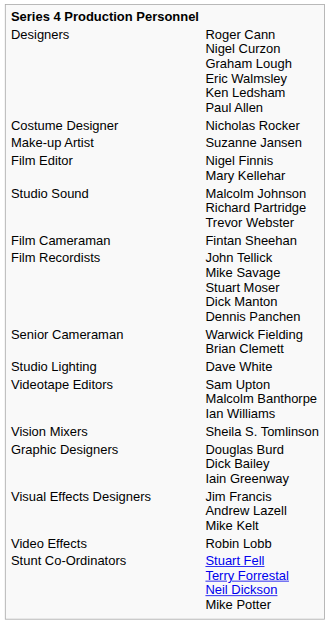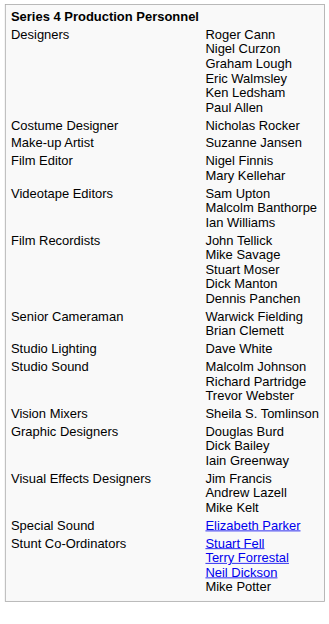rows swapped: (62, 384) <-> (50, 193)
- row: (61, 240)
+ row: (53, 525)
- row: (49, 543)
